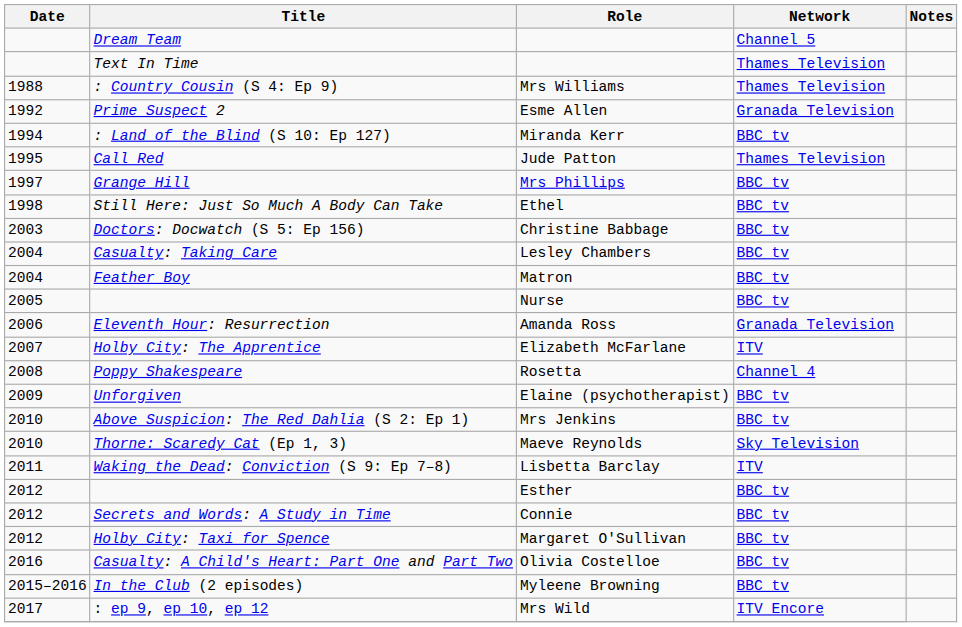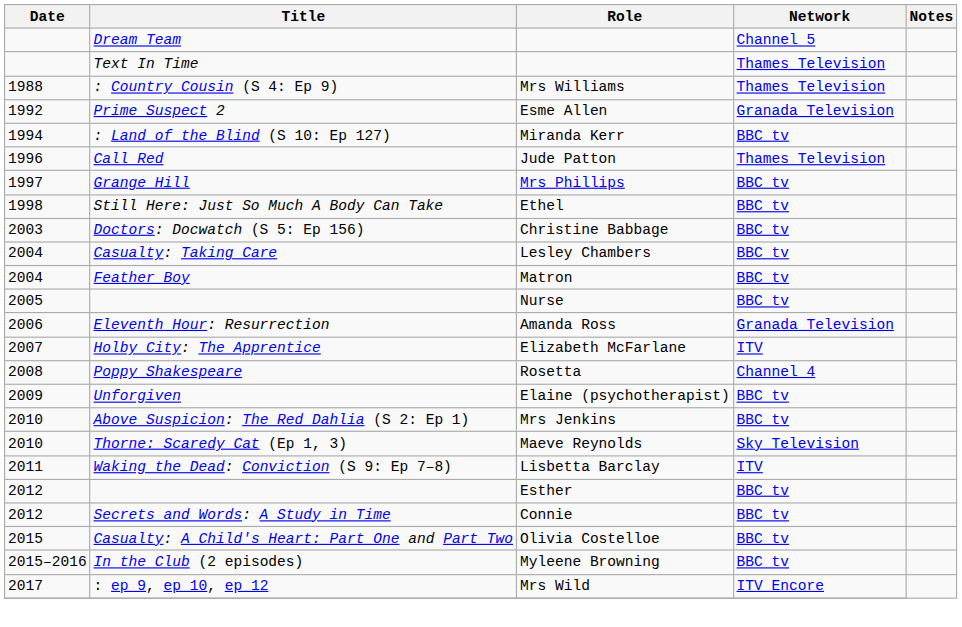(26, 159) 1995 -> (26, 159) 1996
- row: (212, 538)
(26, 562) 2016 -> (26, 538) 2015
